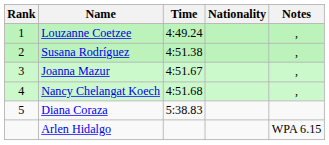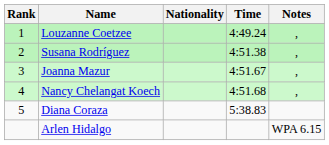columns swapped: (237, 14) <-> (184, 14)
